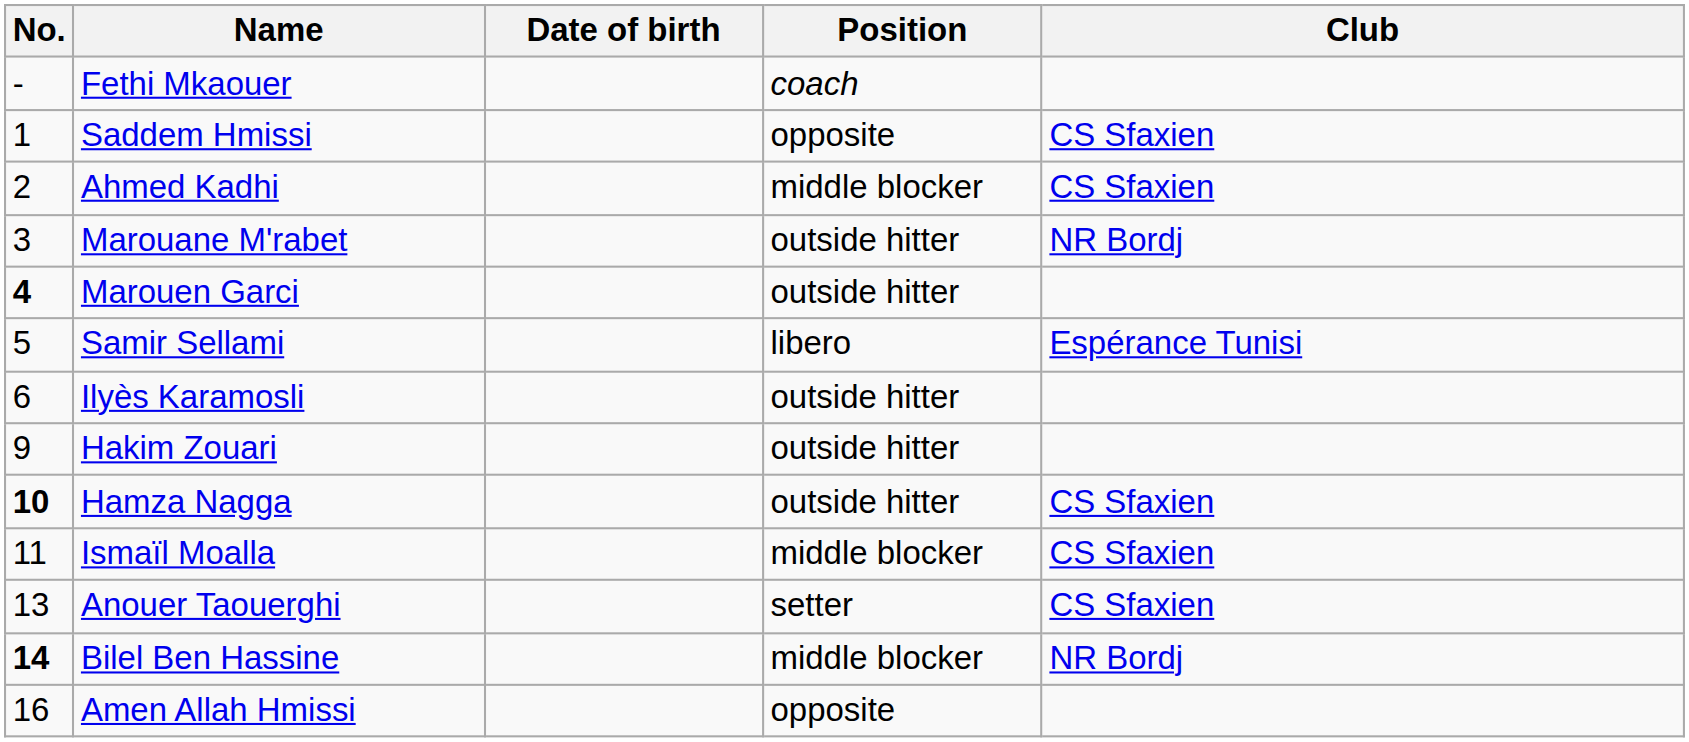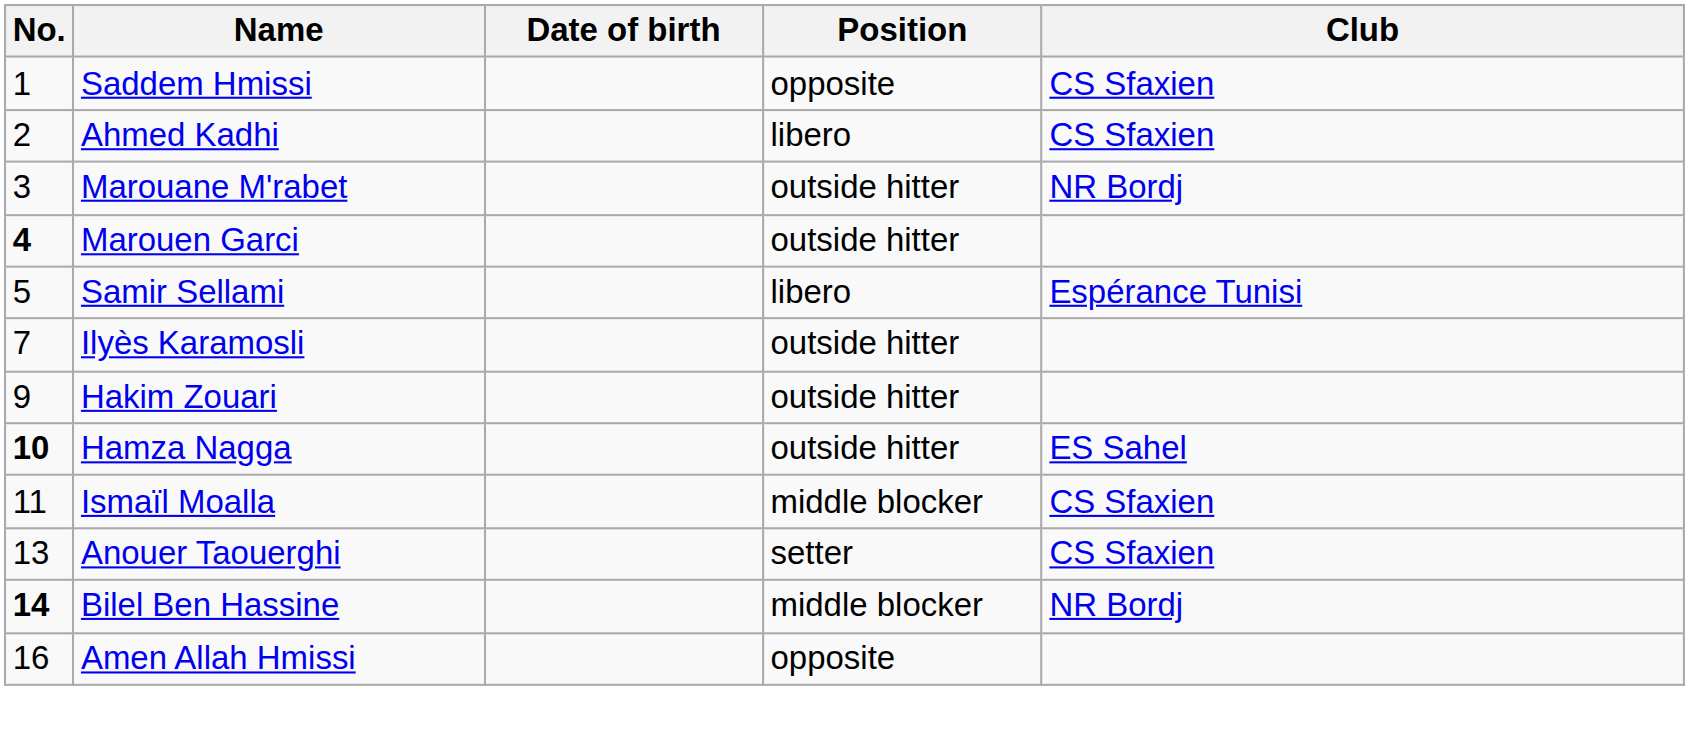- row: (186, 82)
(877, 187) middle blocker -> (811, 135) libero
(22, 396) 6 -> (22, 344) 7
(1132, 501) CS Sfaxien -> (1118, 448) ES Sahel
